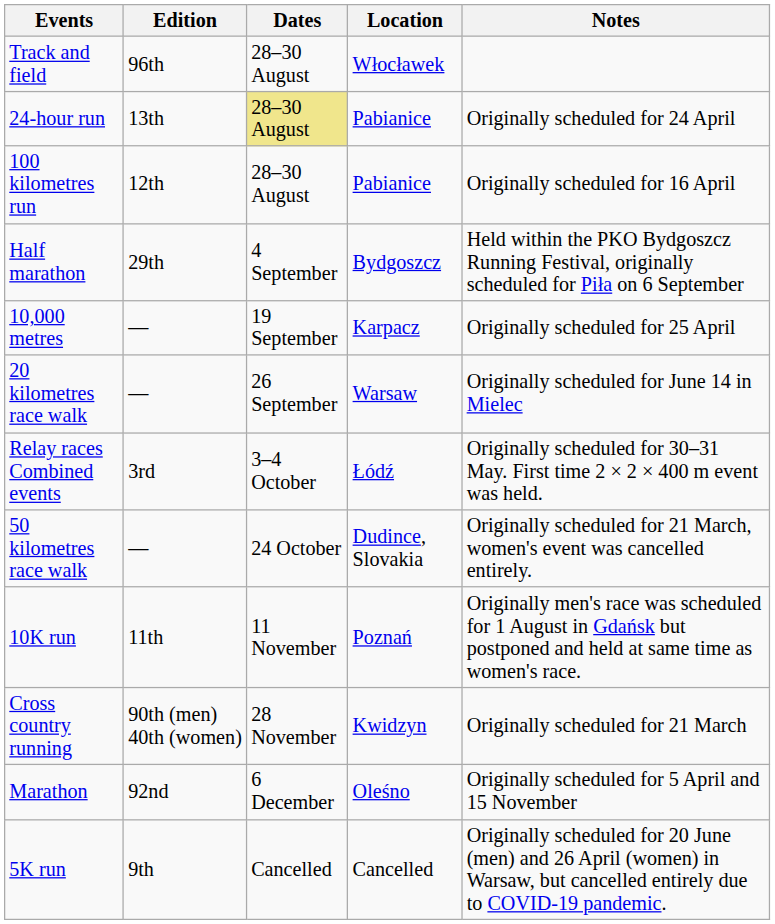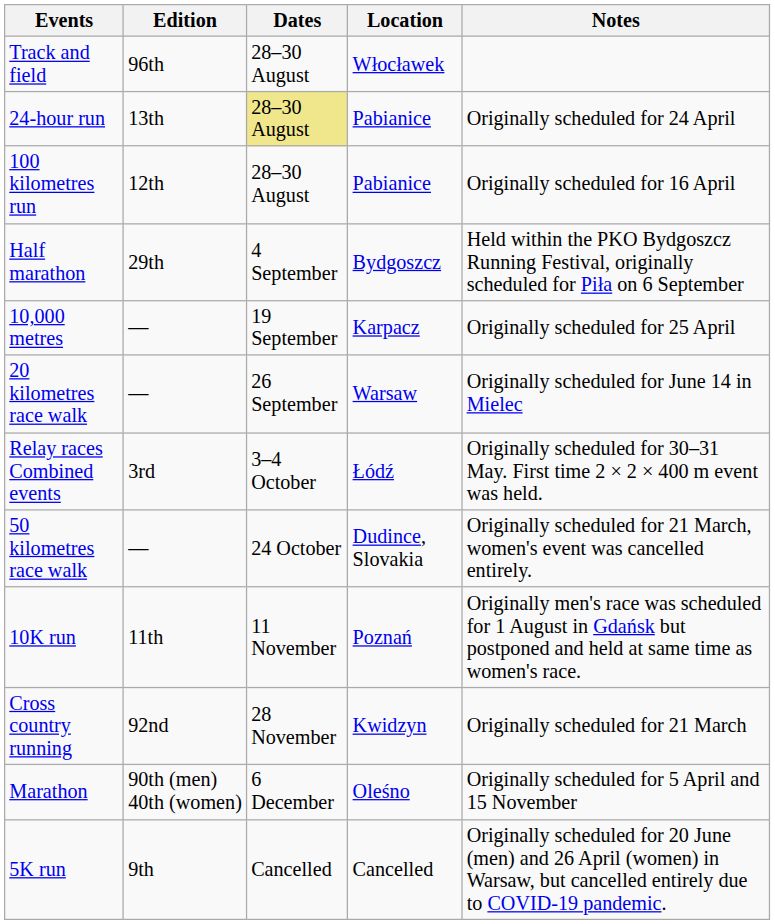(185, 725) 90th (men) 40th (women) -> (148, 725) 92nd
(148, 791) 92nd -> (185, 791) 90th (men) 40th (women)
